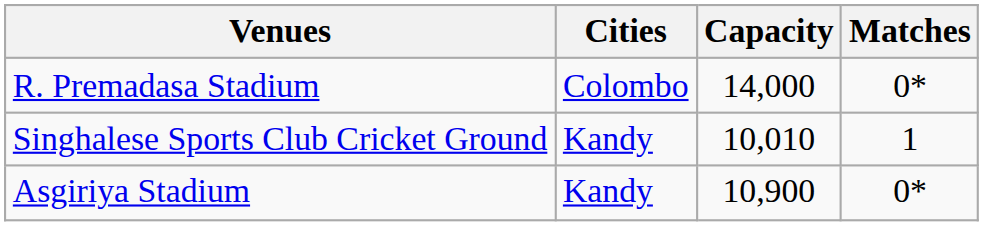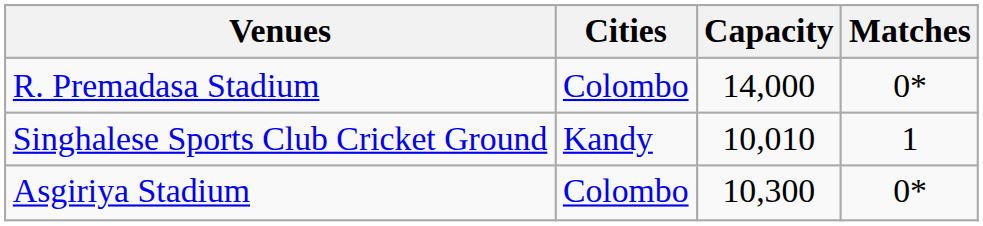(608, 191) Kandy -> (626, 191) Colombo
(769, 191) 10,900 -> (769, 191) 10,300
